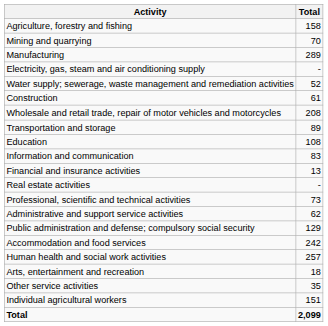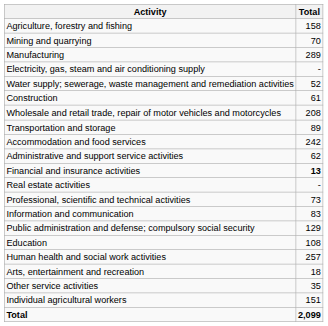rows swapped: (76, 243) <-> (27, 142)
rows swapped: (70, 156) <-> (95, 214)
(316, 171) normal -> (316, 171) bold
